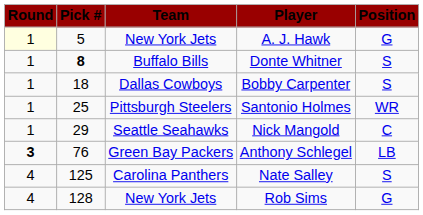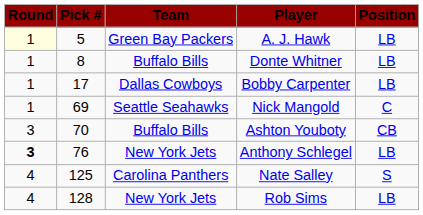(171, 38) New York Jets -> (171, 38) Green Bay Packers
(387, 38) G -> (387, 38) LB
(81, 61) bold -> (81, 61) normal
(387, 61) S -> (387, 61) LB
(81, 84) 18 -> (81, 84) 17
(387, 84) S -> (387, 84) LB
- row: (296, 107)
(81, 130) 29 -> (81, 107) 69
+ row: (296, 130)
(171, 152) Green Bay Packers -> (171, 152) New York Jets
(387, 198) G -> (387, 198) LB
